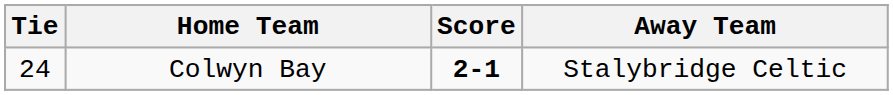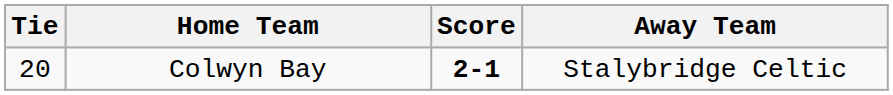(35, 69) 24 -> (35, 69) 20
